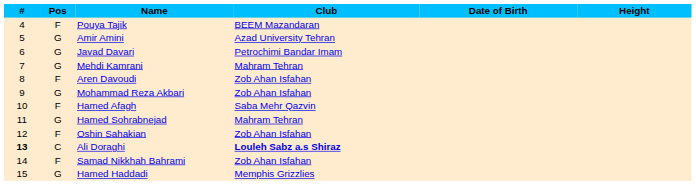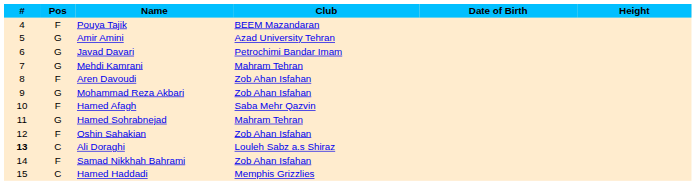(288, 147) bold -> (285, 147) normal
(58, 174) G -> (58, 174) C
